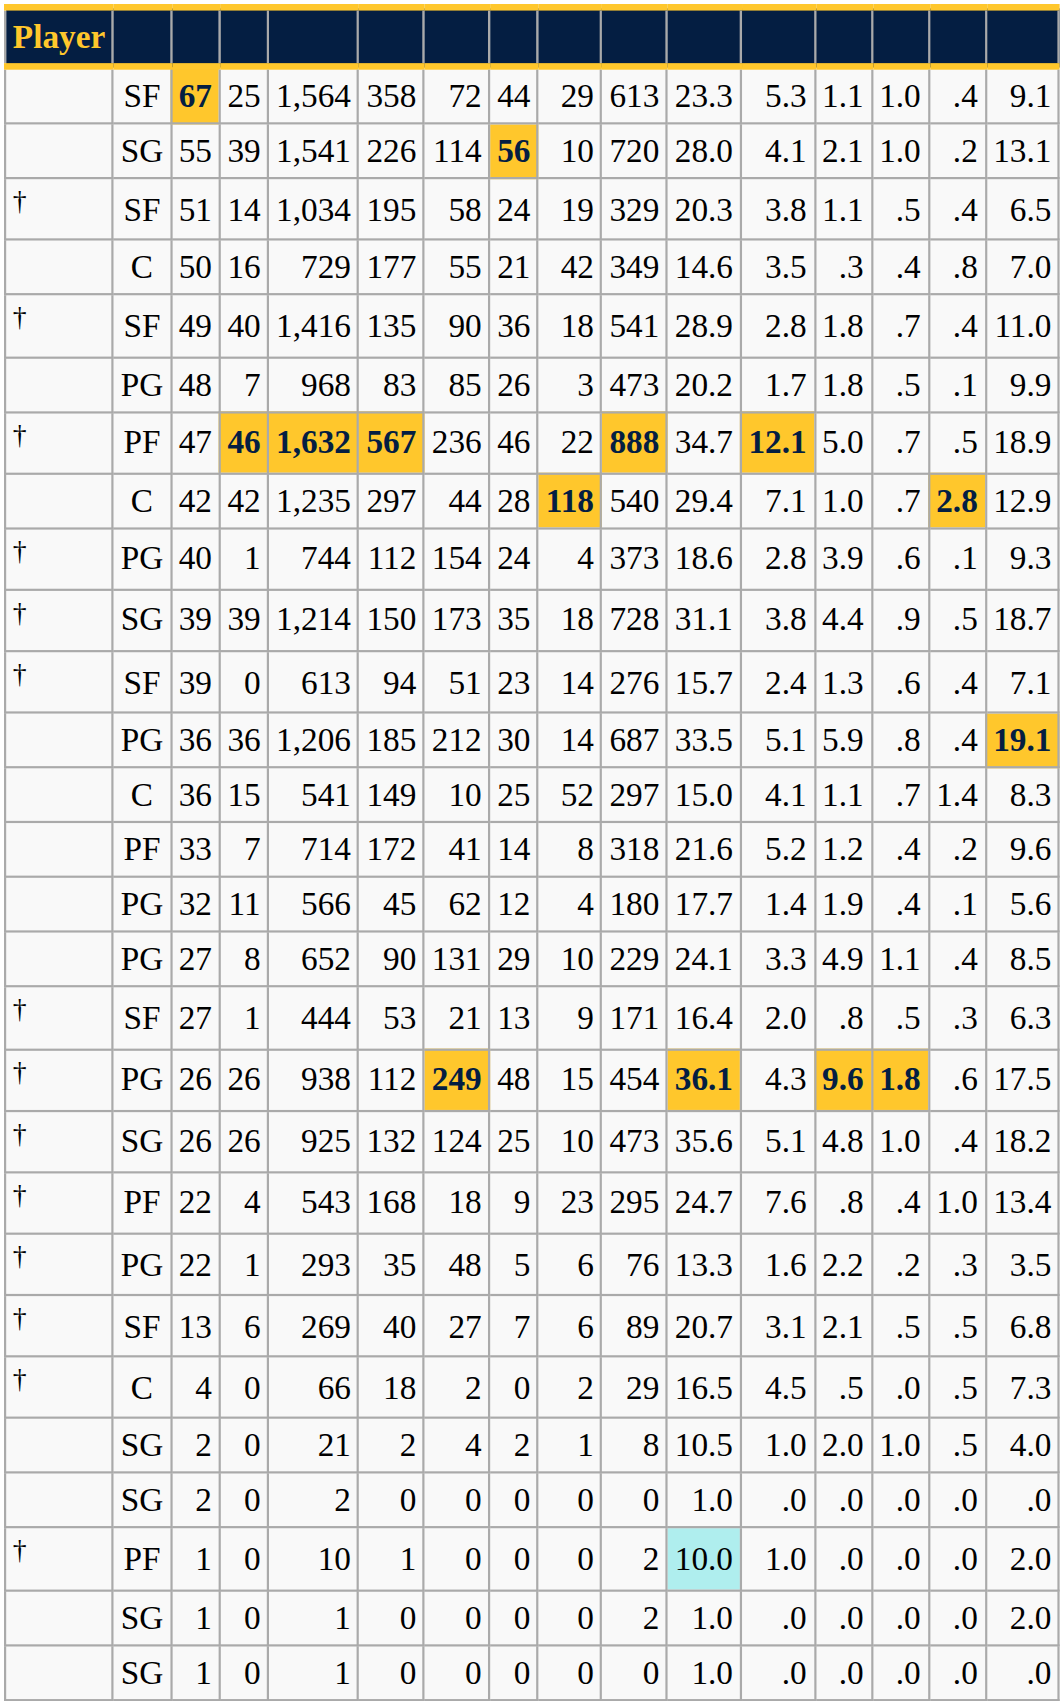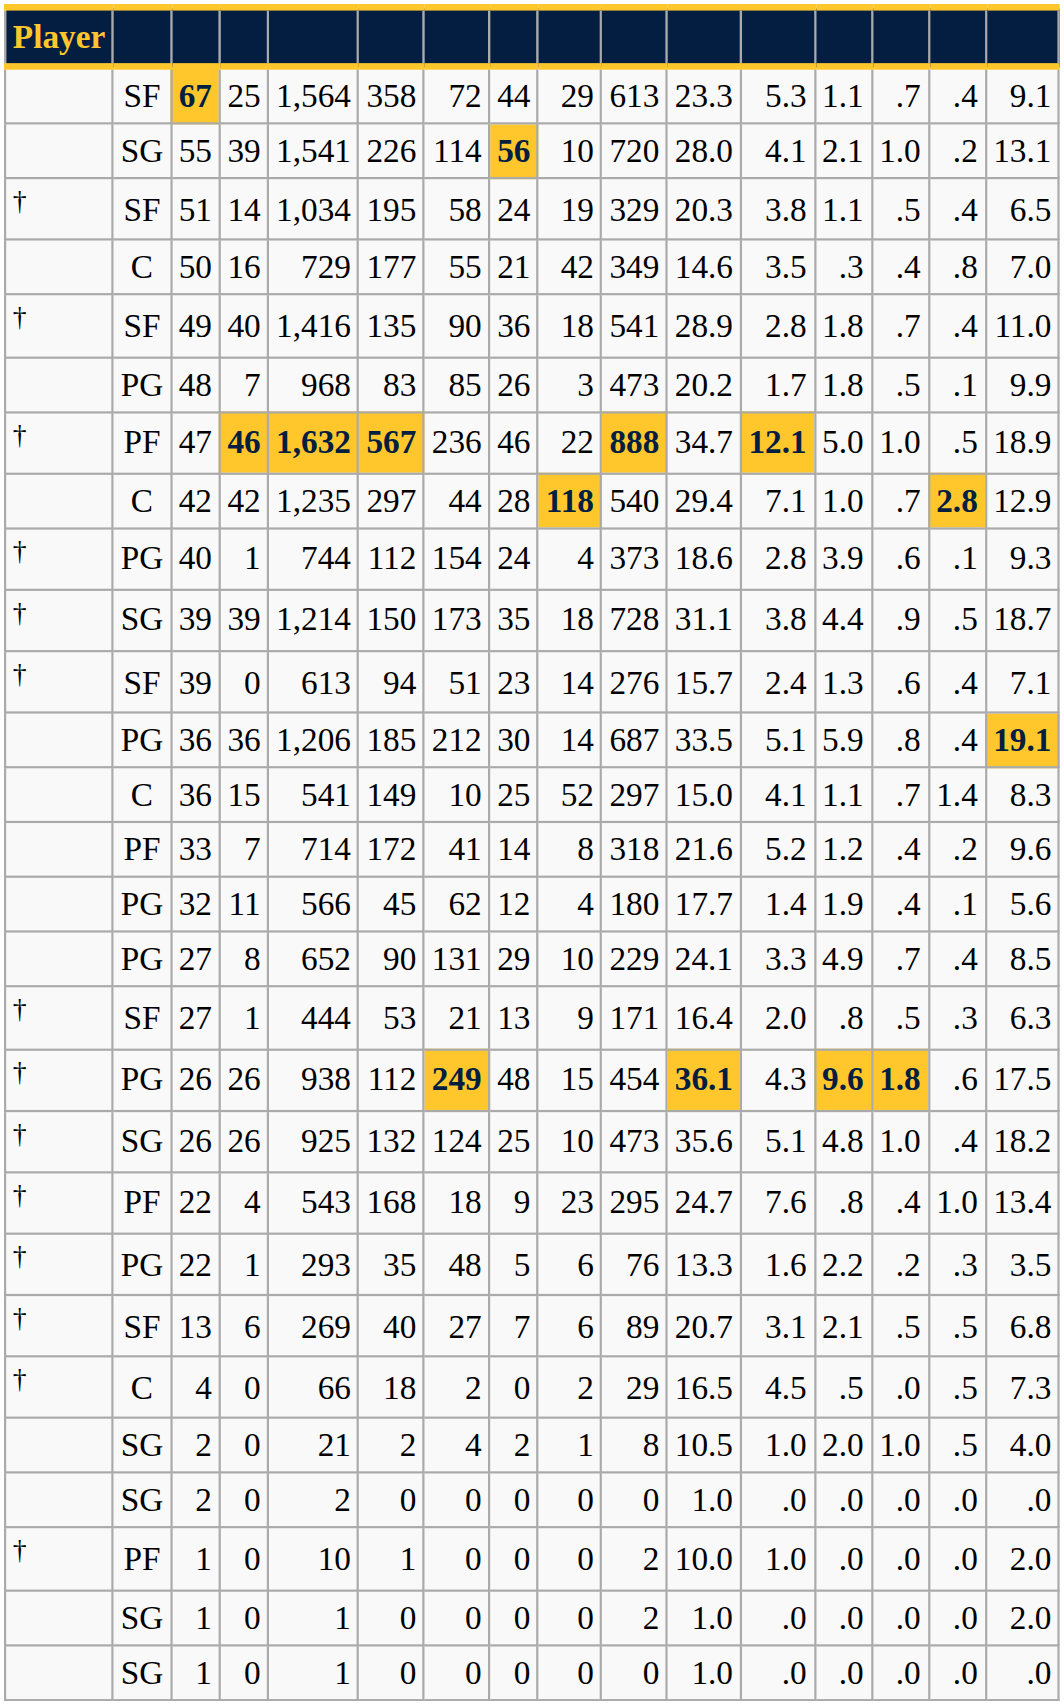(900, 95) 1.0 -> (908, 95) .7
(908, 441) .7 -> (900, 441) 1.0
(900, 959) 1.1 -> (908, 959) .7
(704, 1558) paleturquoise background -> (704, 1558) no background
